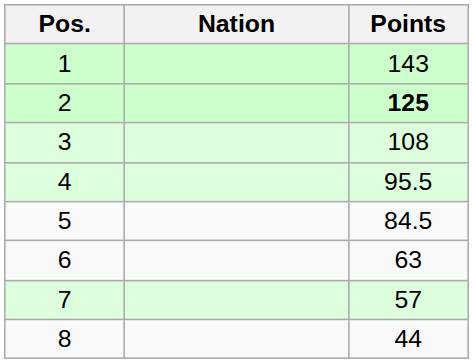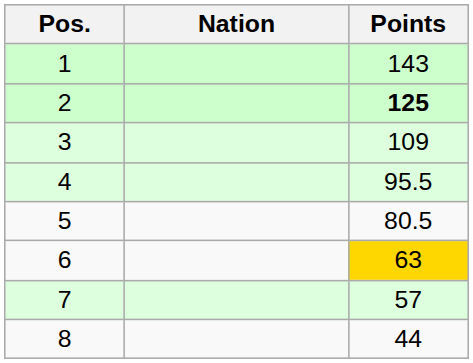(408, 142) 108 -> (408, 142) 109
(408, 220) 84.5 -> (408, 220) 80.5
(408, 260) no background -> (408, 260) gold background
